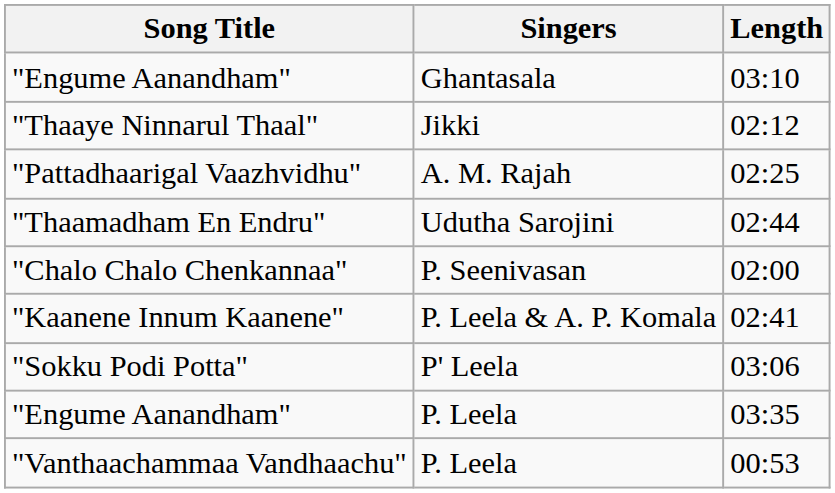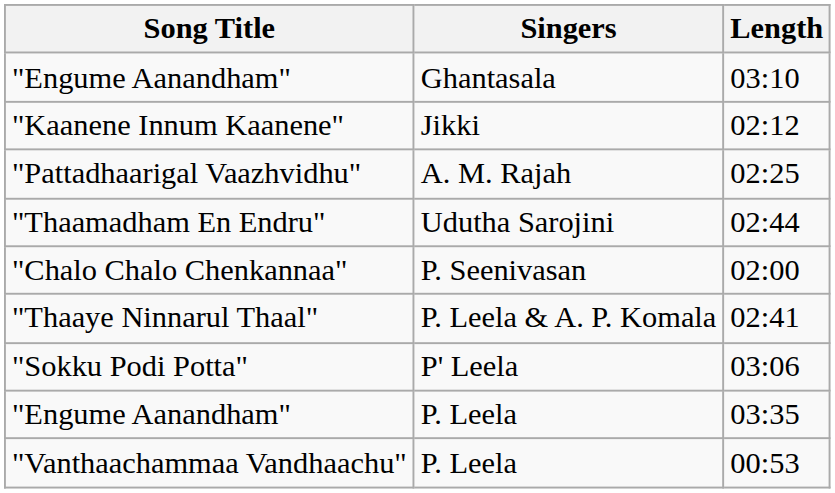(165, 125) "Thaaye Ninnarul Thaal" -> (178, 125) "Kaanene Innum Kaanene"
(178, 317) "Kaanene Innum Kaanene" -> (165, 317) "Thaaye Ninnarul Thaal"
